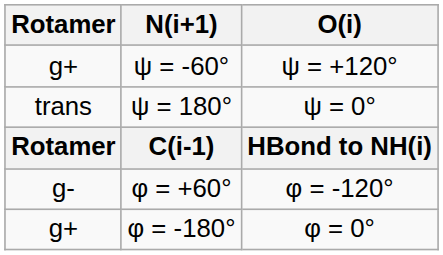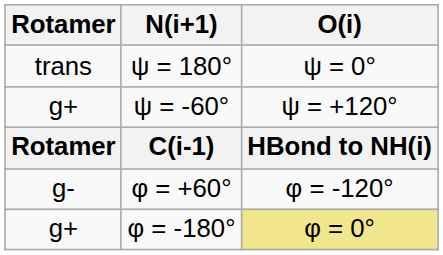rows swapped: (181, 65) <-> (181, 106)
(340, 229) no background -> (340, 229) khaki background
